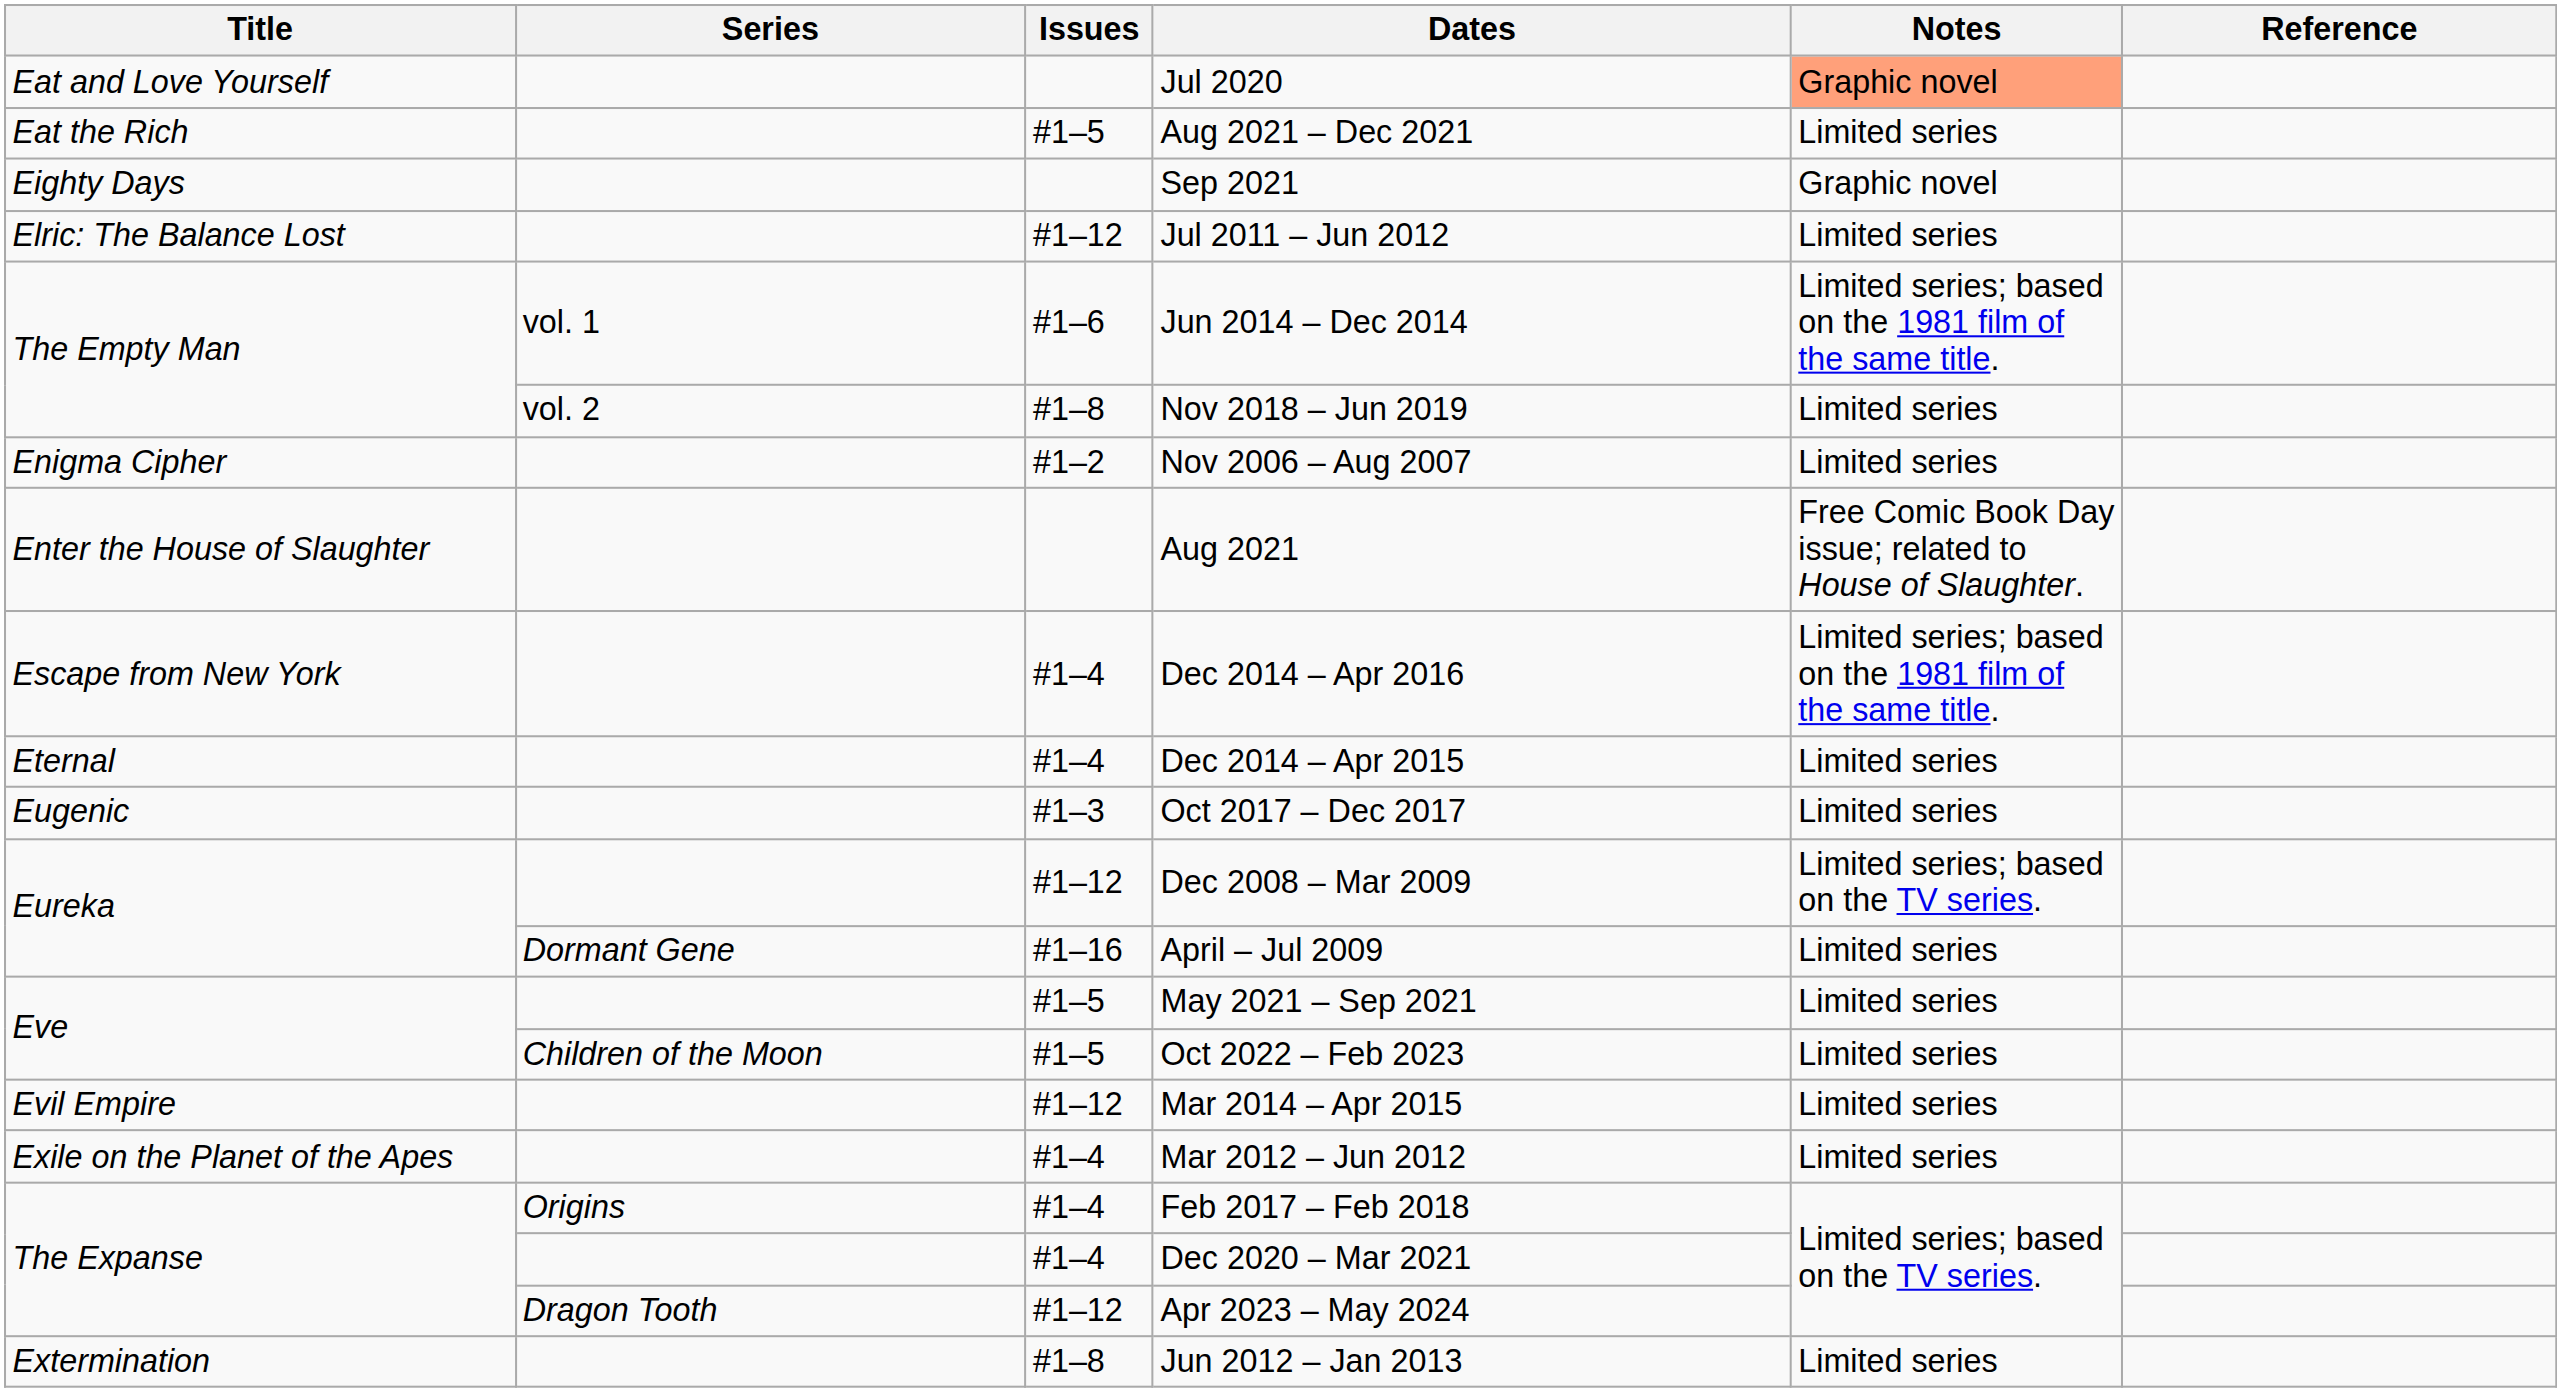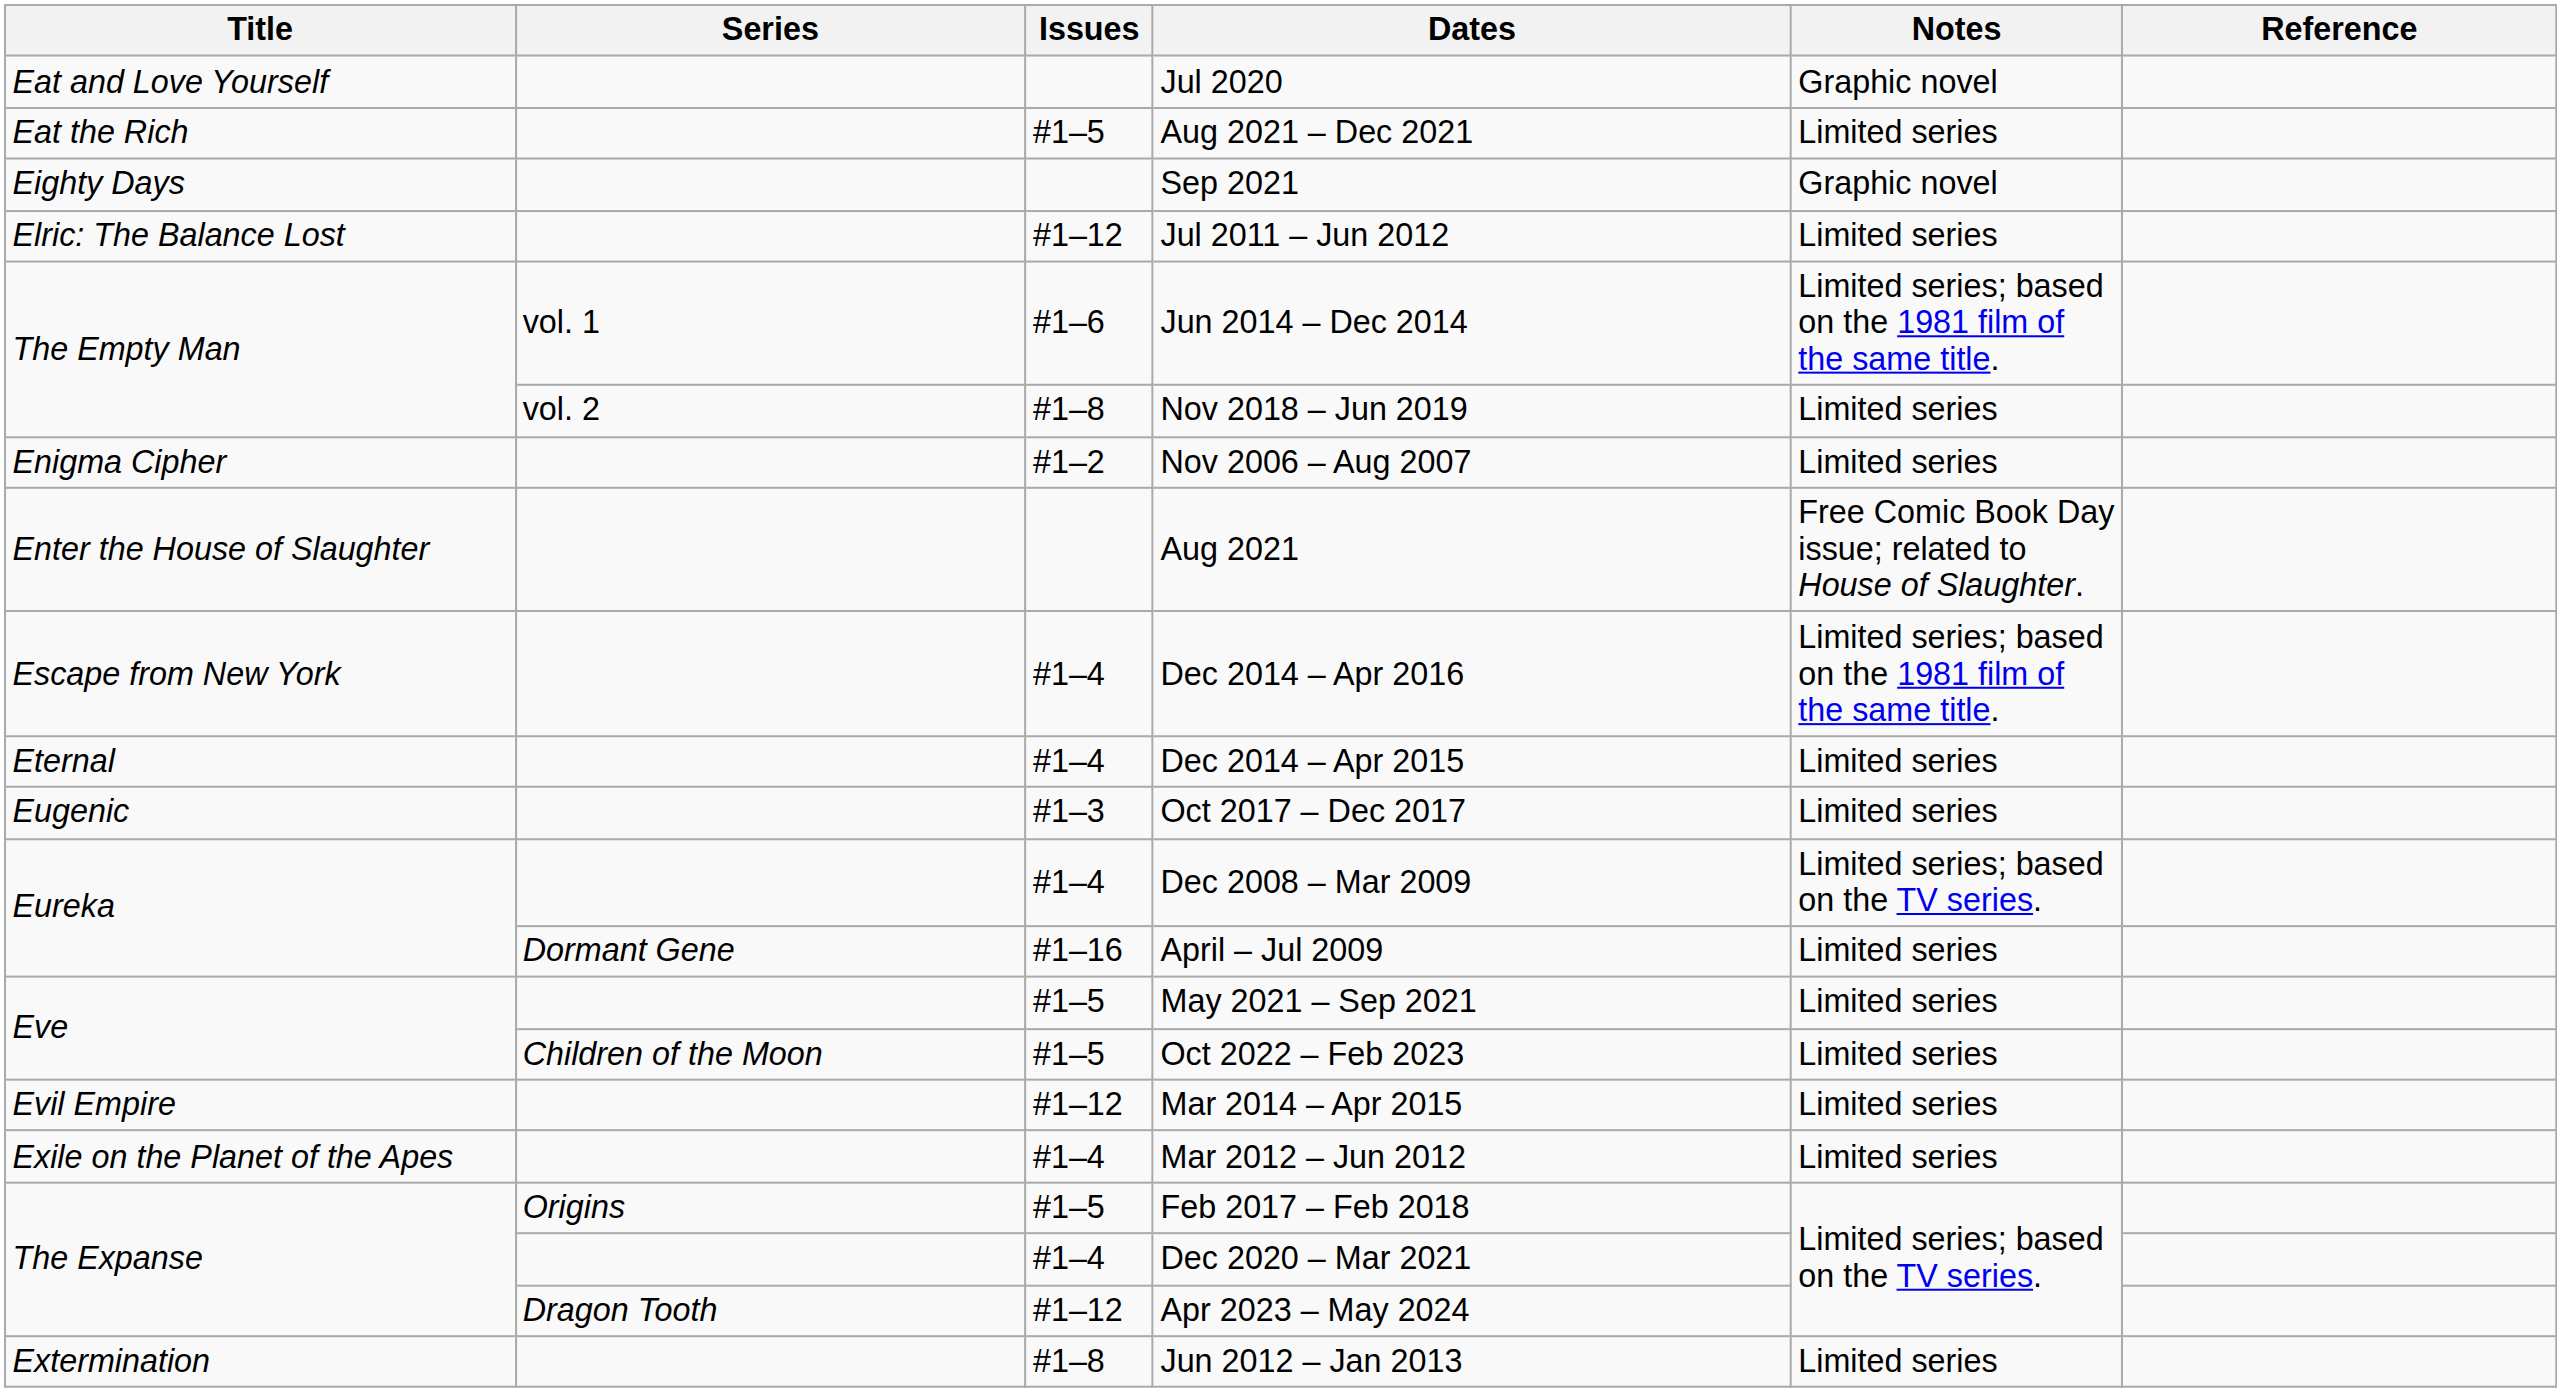(1898, 81) lightsalmon background -> (1898, 81) no background
(1078, 881) #1–12 -> (1069, 881) #1–4
(1069, 1207) #1–4 -> (1069, 1207) #1–5
